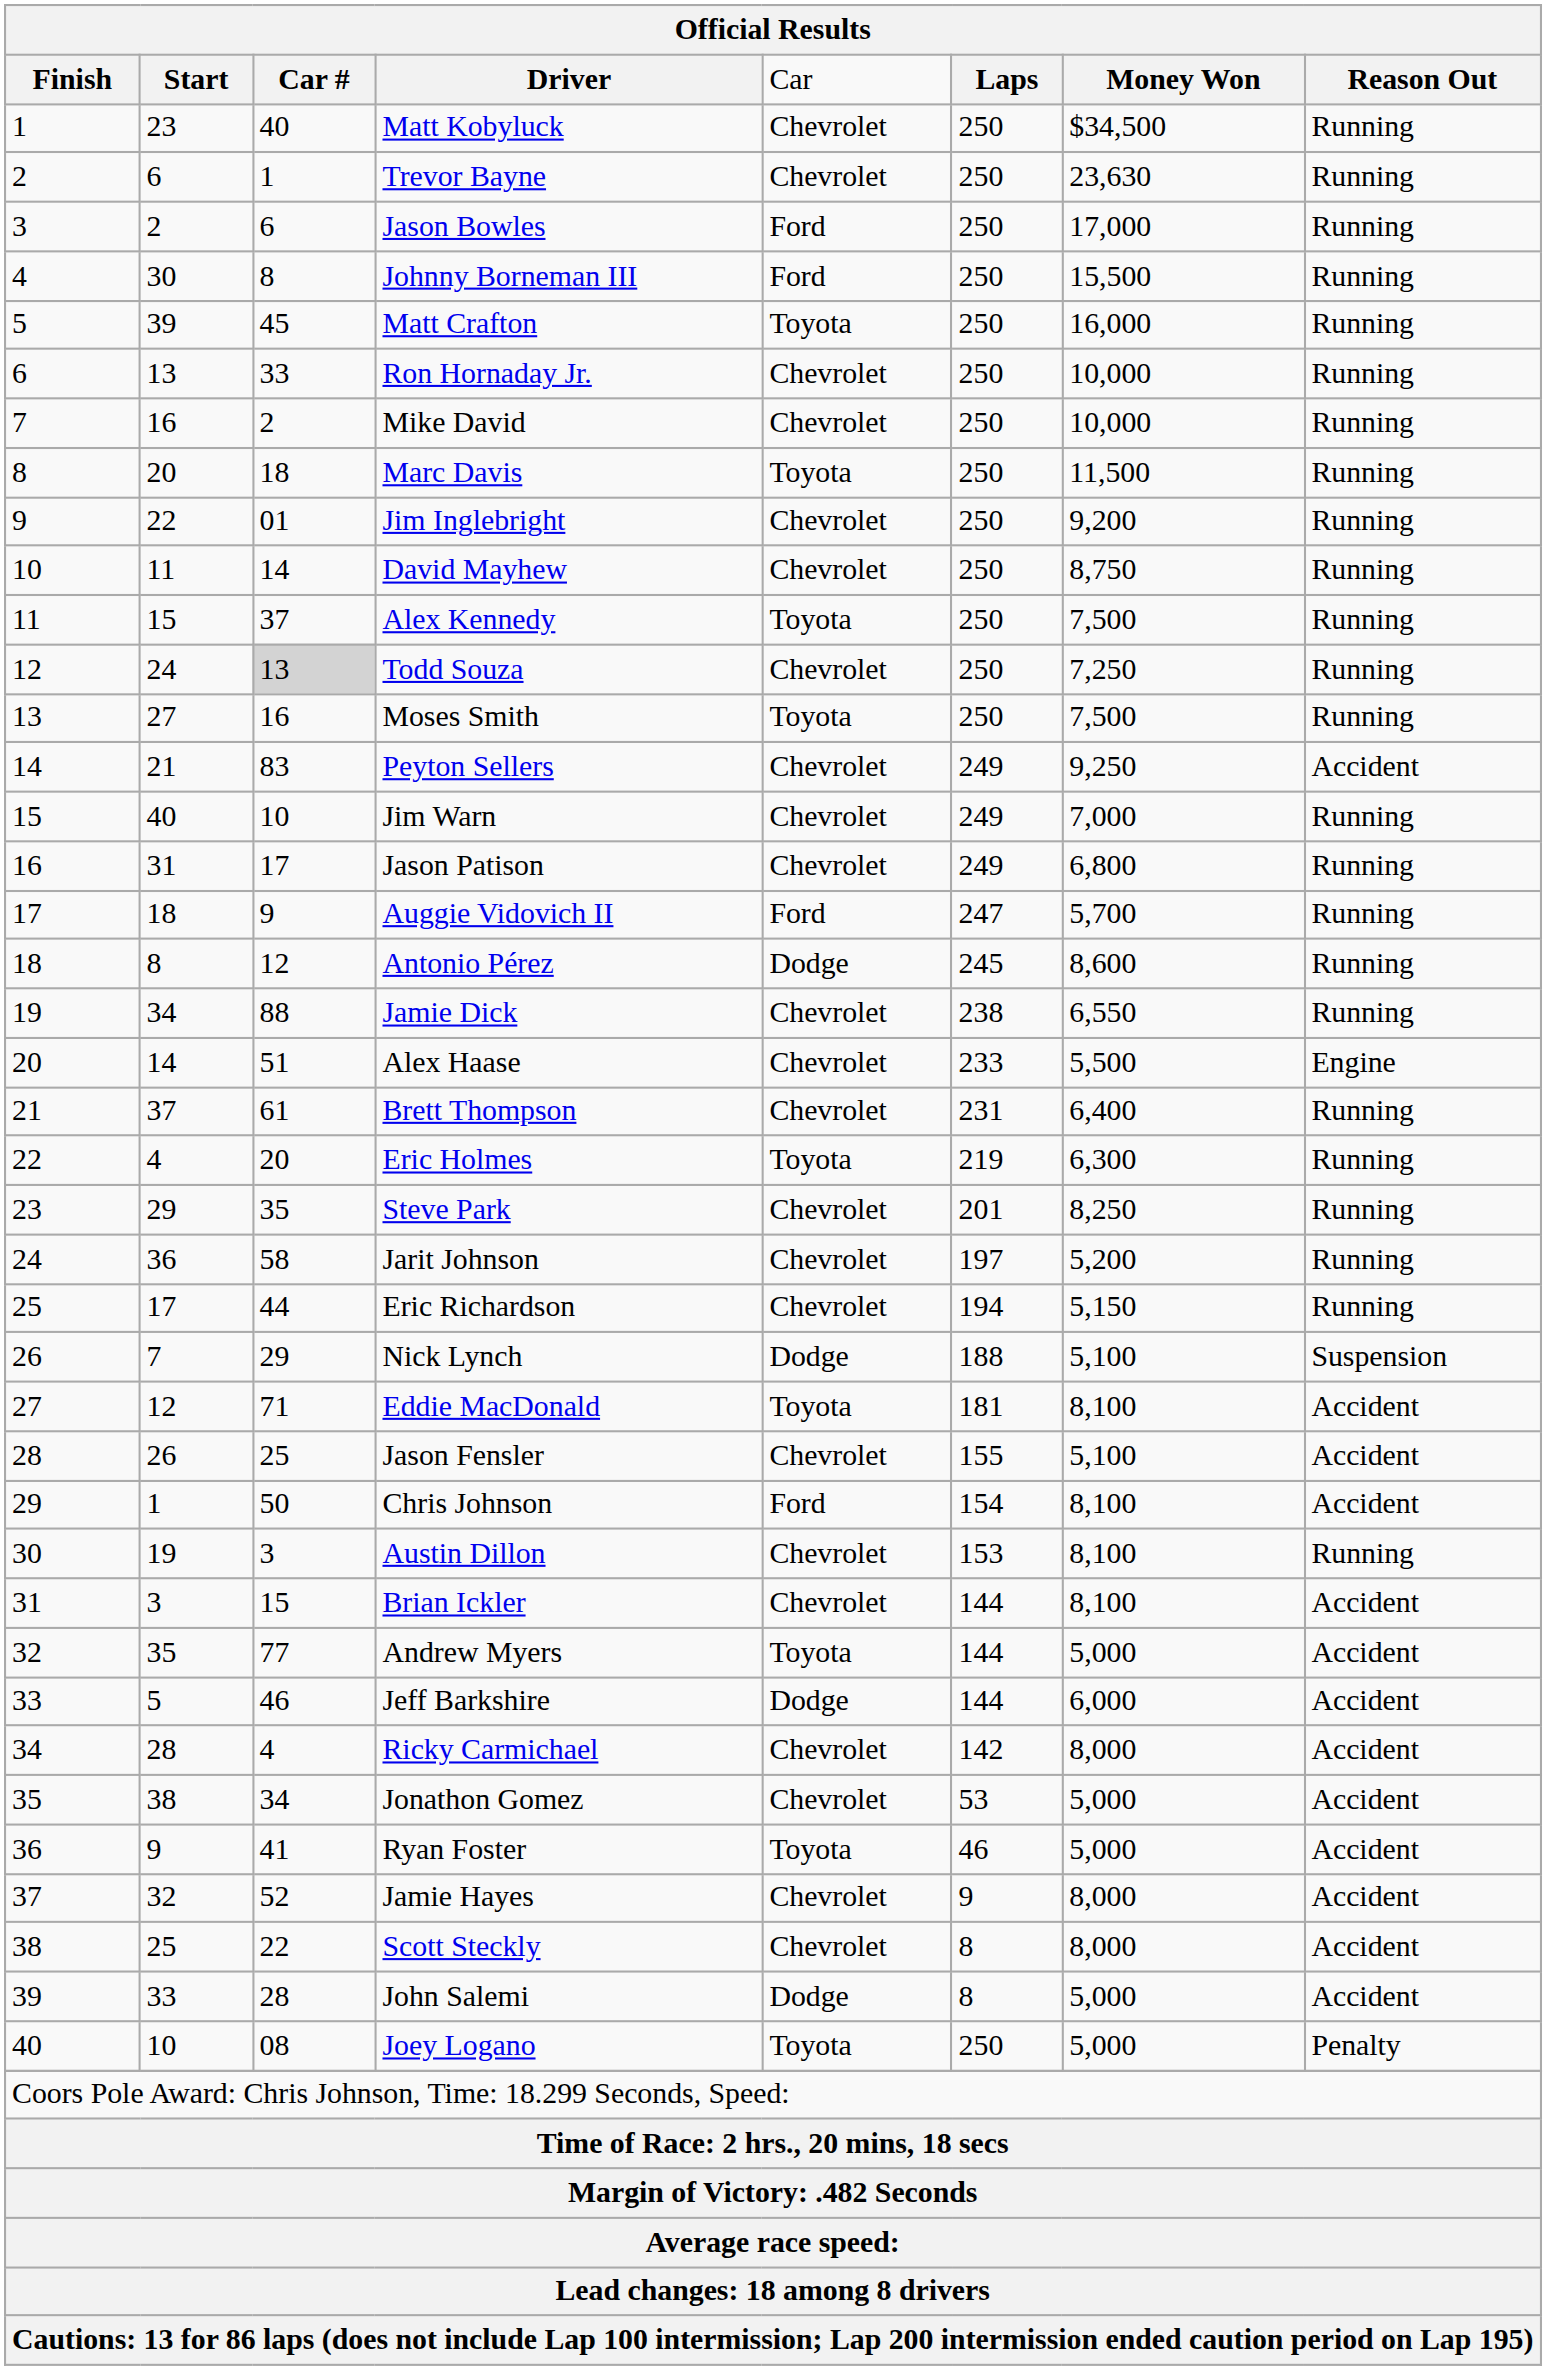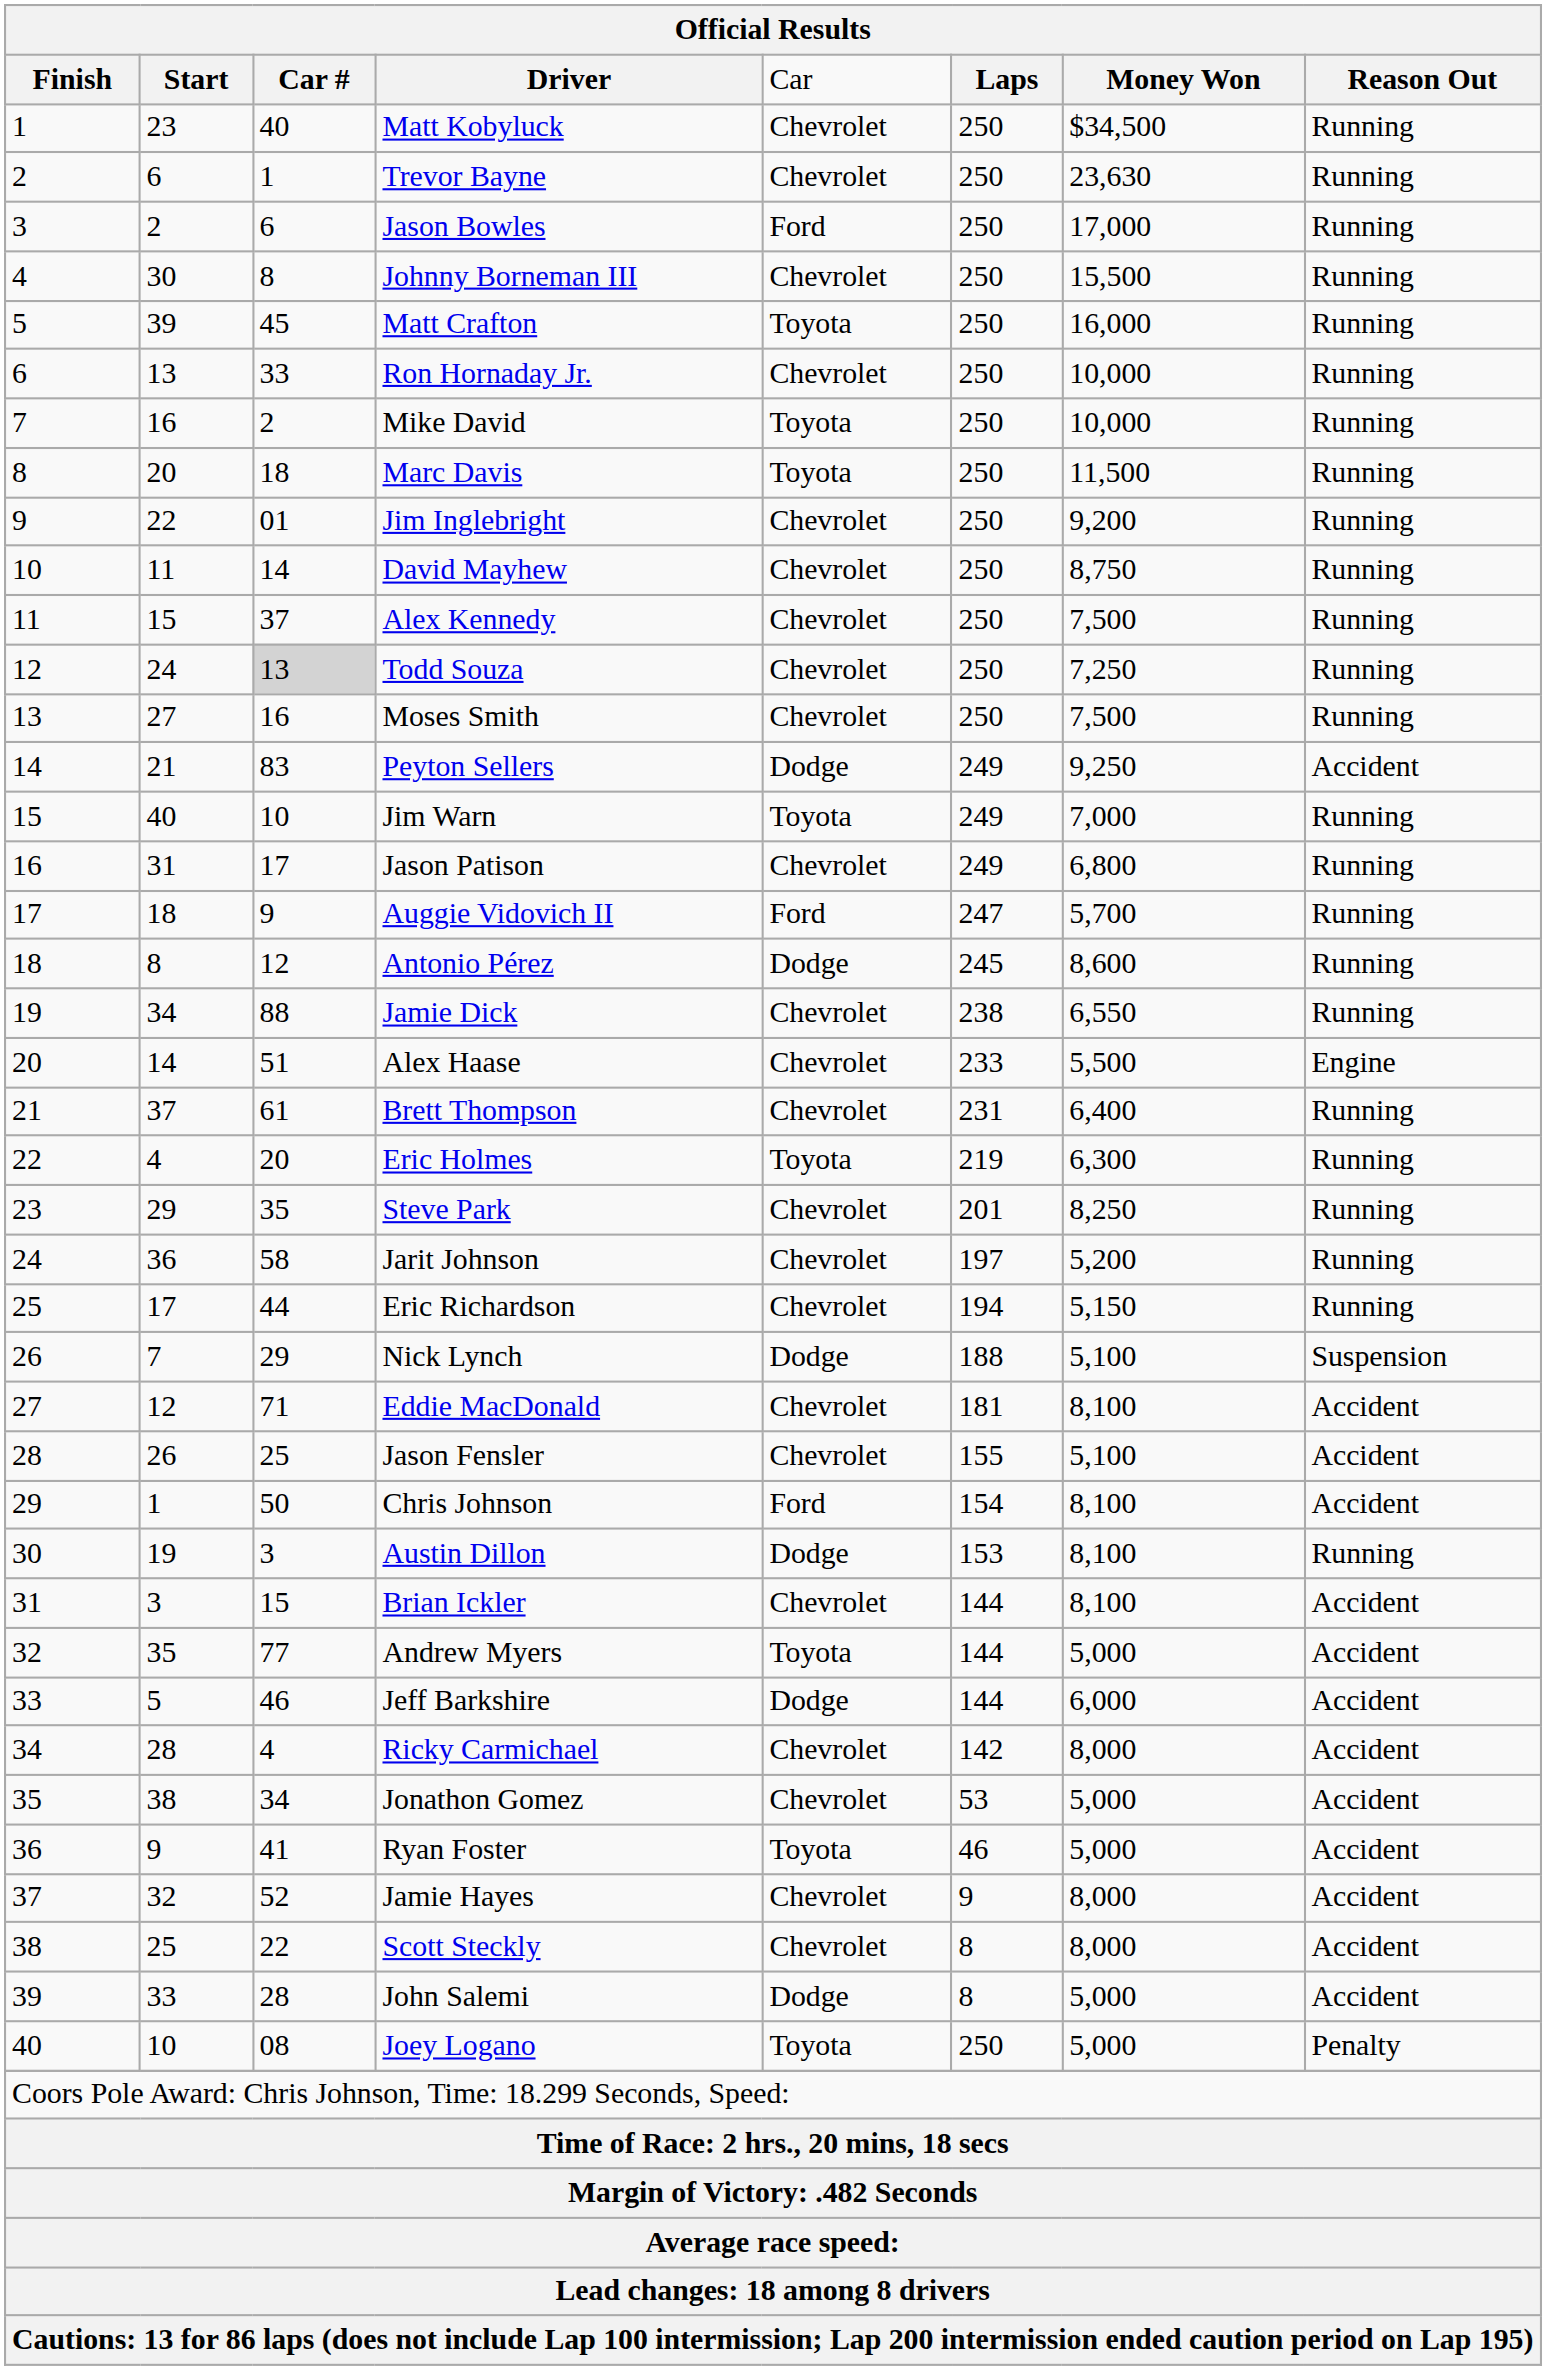(798, 275) Ford -> (828, 275) Chevrolet
(828, 422) Chevrolet -> (811, 422) Toyota
(811, 619) Toyota -> (828, 619) Chevrolet
(811, 717) Toyota -> (828, 717) Chevrolet
(828, 766) Chevrolet -> (809, 766) Dodge
(828, 816) Chevrolet -> (811, 816) Toyota
(811, 1406) Toyota -> (828, 1406) Chevrolet
(828, 1553) Chevrolet -> (809, 1553) Dodge
